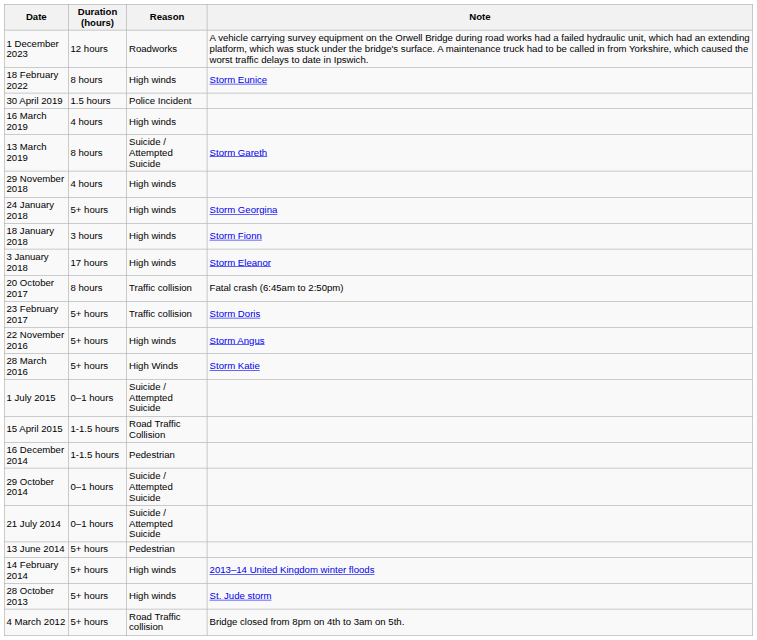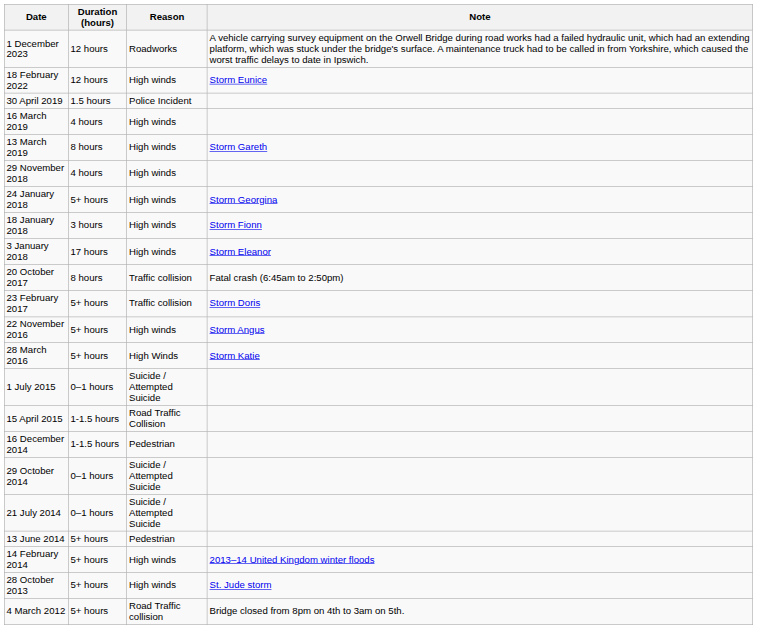(87, 80) 8 hours -> (89, 80) 12 hours
(151, 153) Suicide / Attempted Suicide -> (152, 147) High winds
